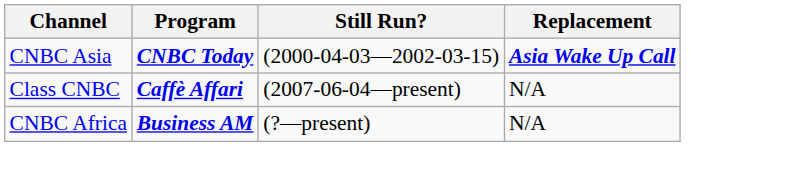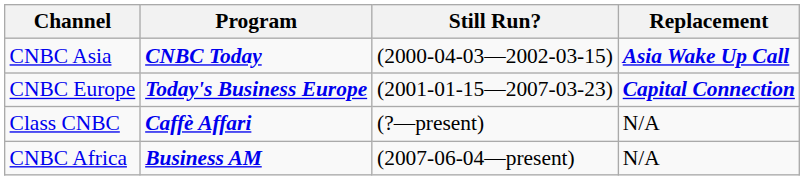+ row: (72, 89)
(362, 89) (2007-06-04—present) -> (431, 123) (?—present)
(317, 123) (?—present) -> (476, 157) (2007-06-04—present)
